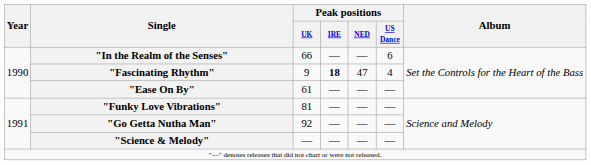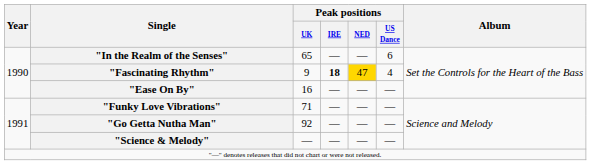(307, 55) 66 -> (307, 55) 65
(362, 72) no background -> (362, 72) gold background
(307, 89) 61 -> (307, 89) 16
(307, 106) 81 -> (307, 106) 71
